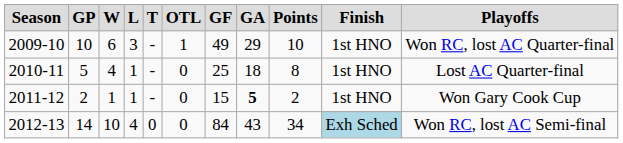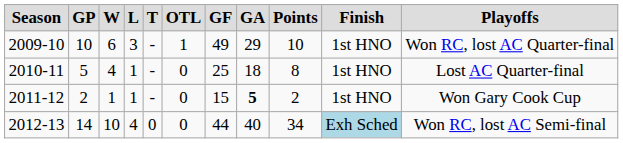(221, 124) 84 -> (221, 124) 44
(253, 124) 43 -> (253, 124) 40
